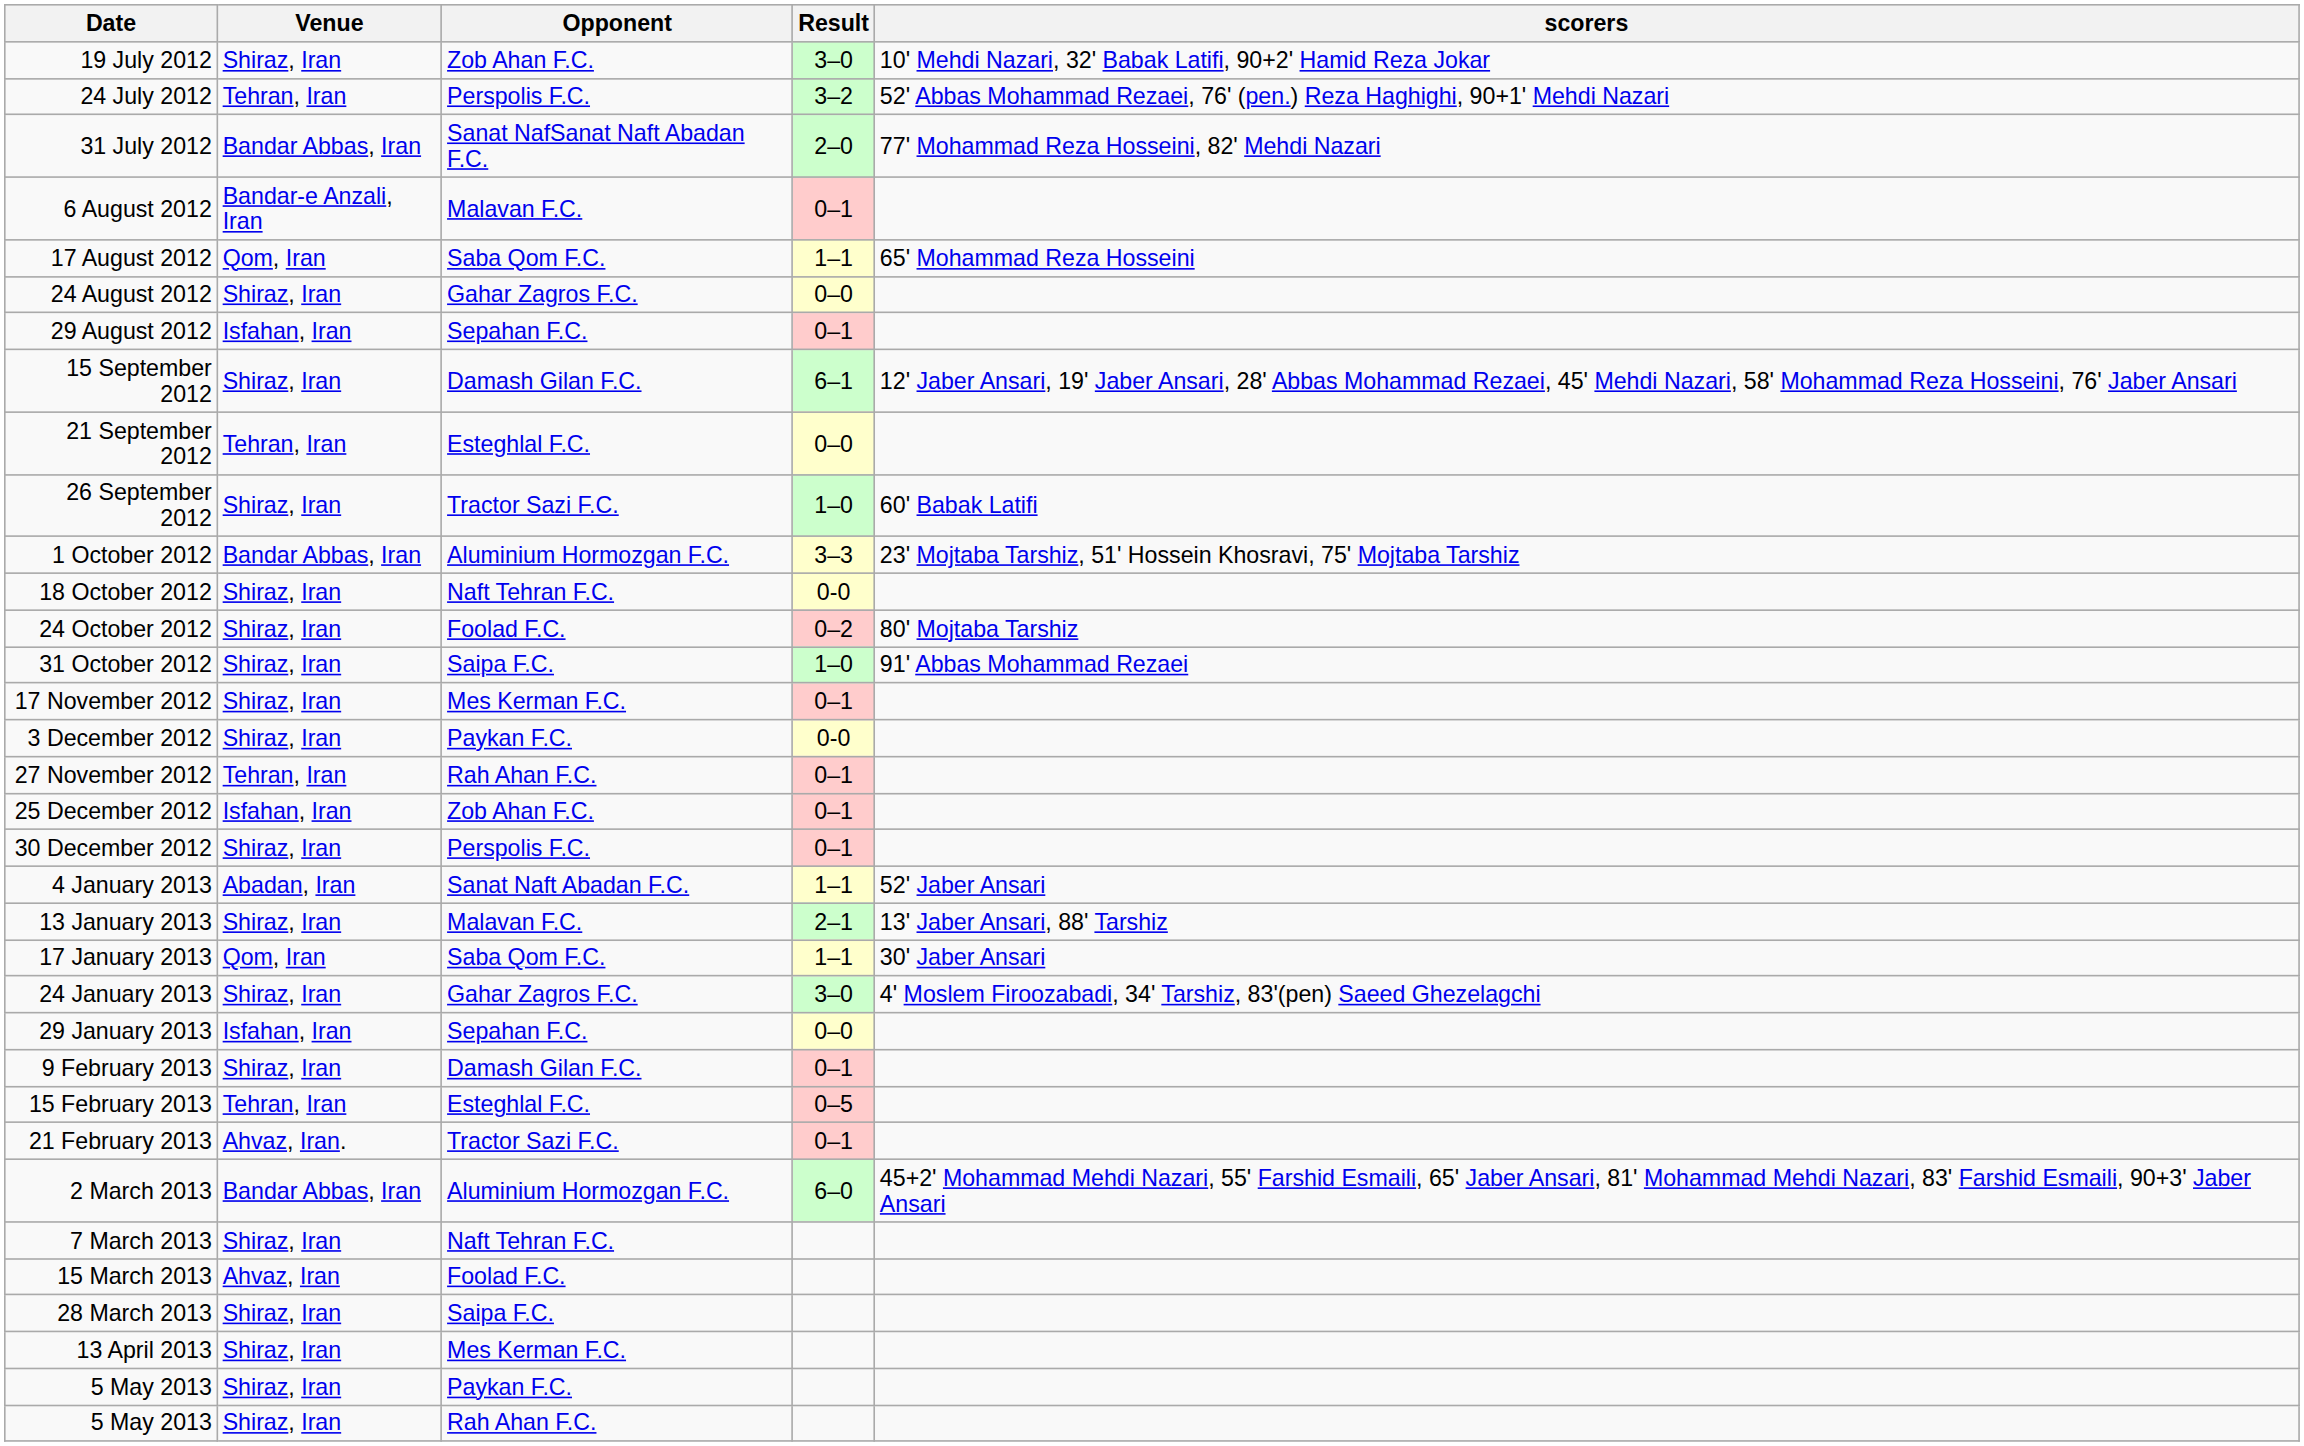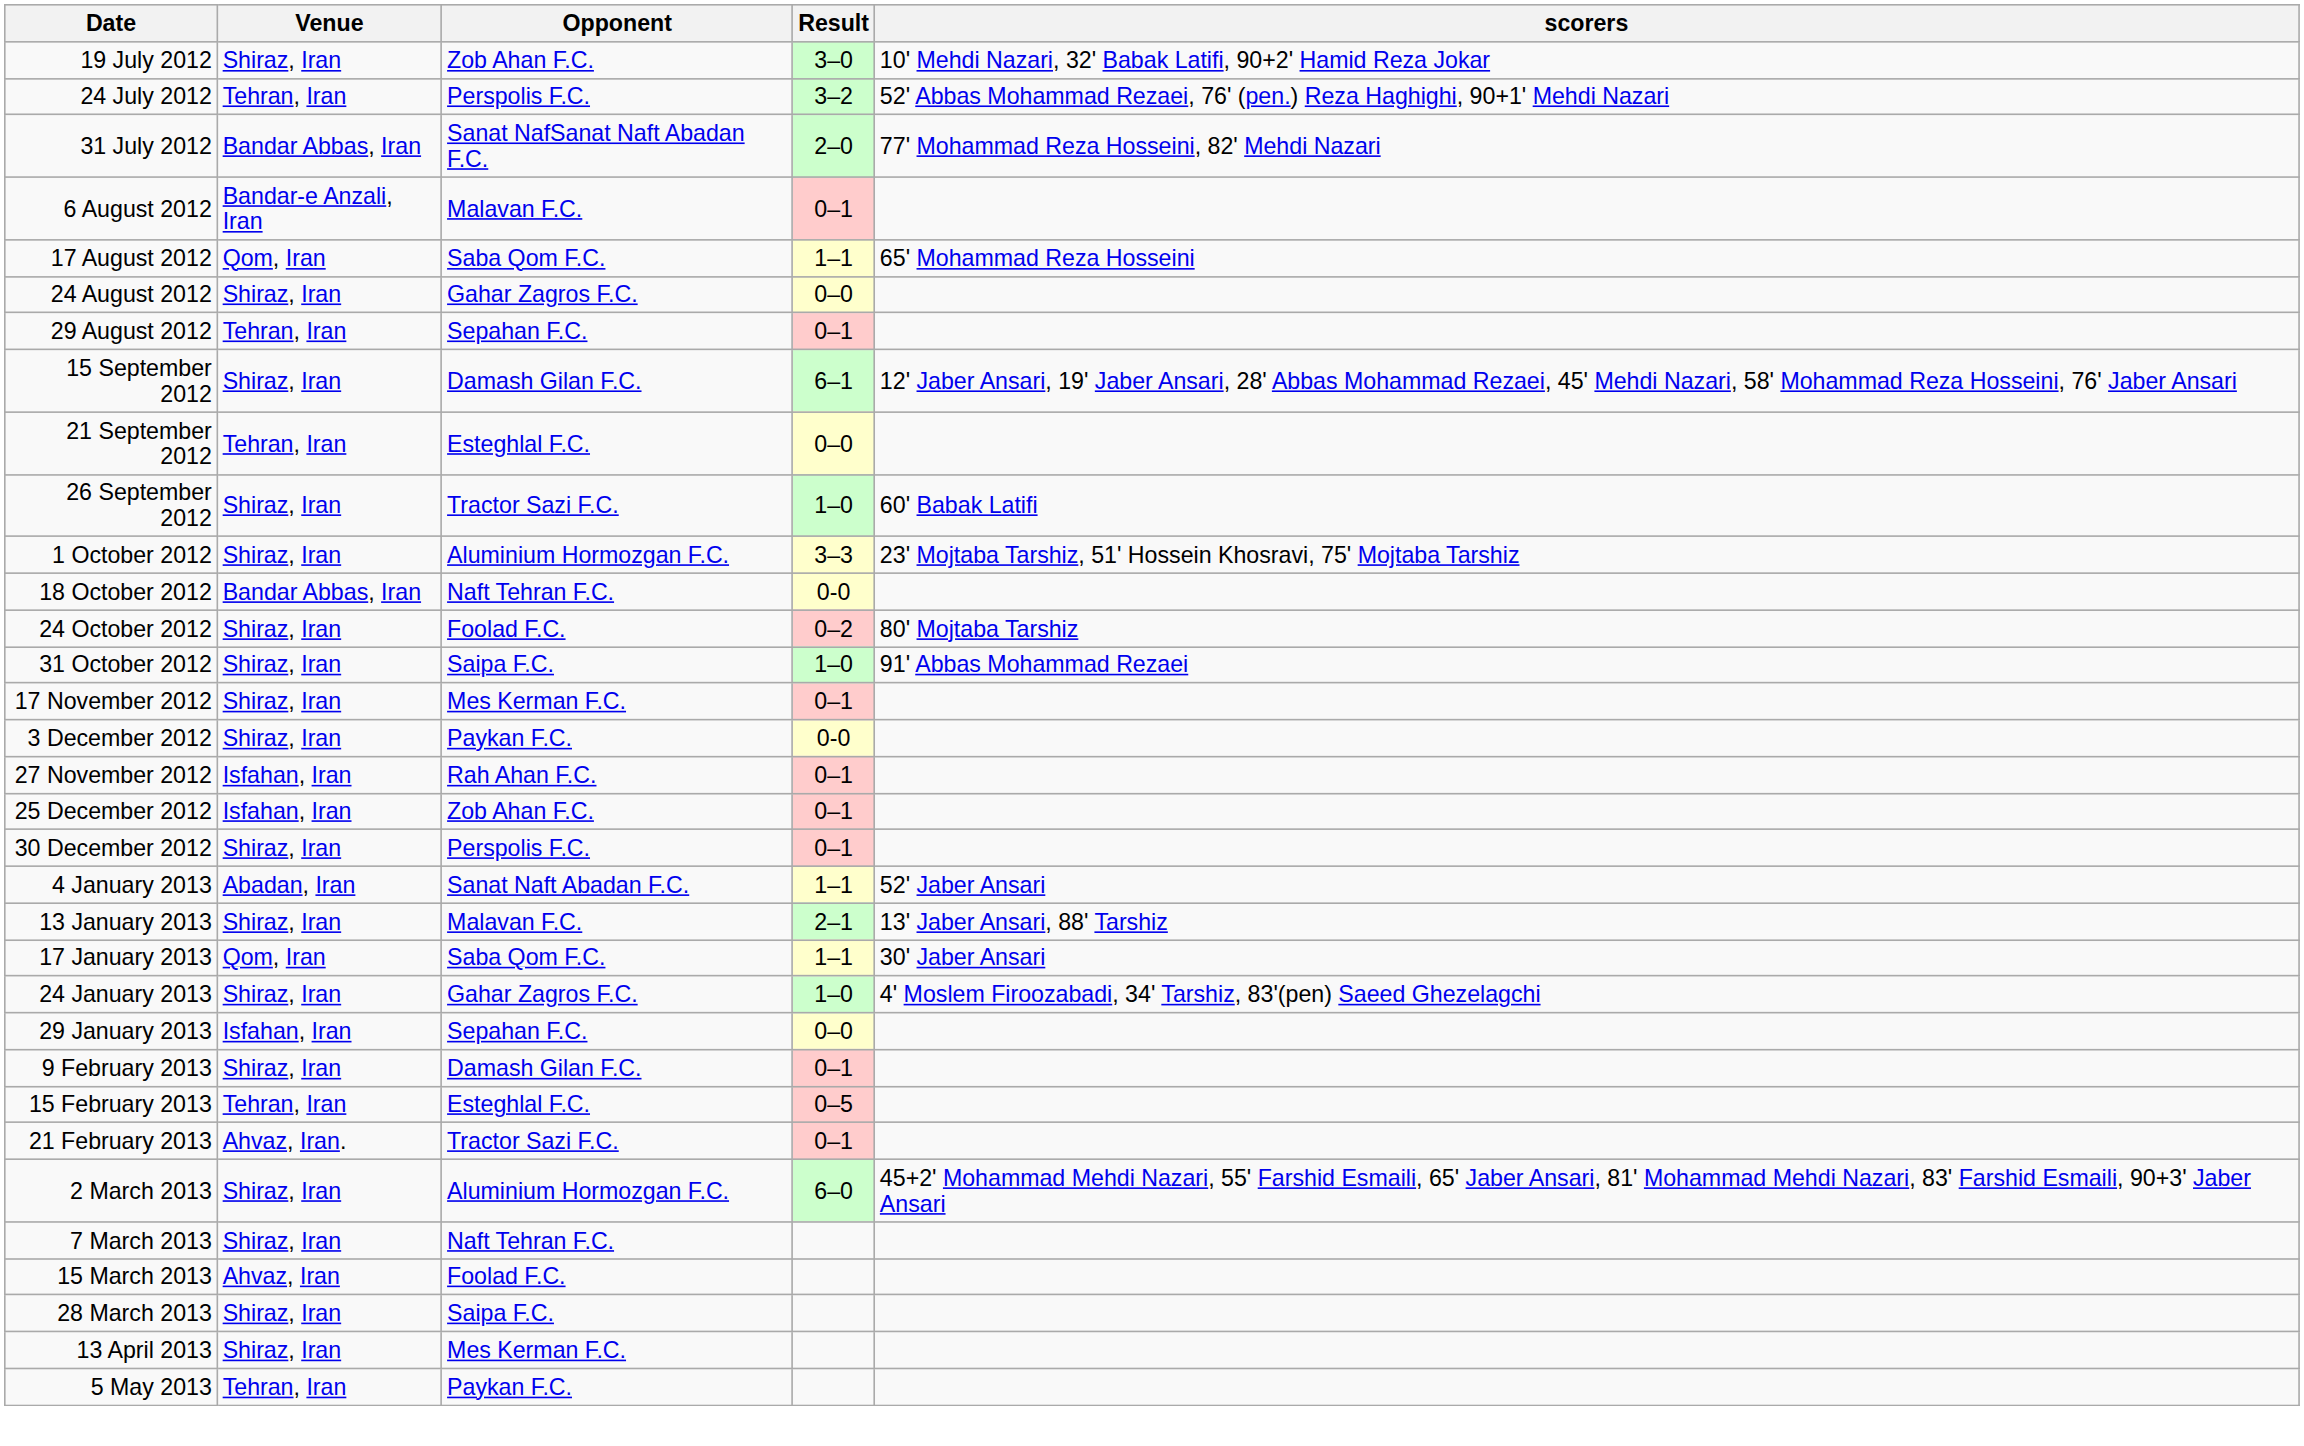(287, 331) Isfahan, Iran -> (285, 331) Tehran, Iran
(322, 555) Bandar Abbas, Iran -> (282, 555) Shiraz, Iran
(282, 592) Shiraz, Iran -> (322, 592) Bandar Abbas, Iran
(285, 775) Tehran, Iran -> (287, 775) Isfahan, Iran
(834, 995) 3–0 -> (834, 995) 1–0
(322, 1191) Bandar Abbas, Iran -> (282, 1191) Shiraz, Iran
(282, 1387) Shiraz, Iran -> (285, 1387) Tehran, Iran
- row: (151, 1423)
